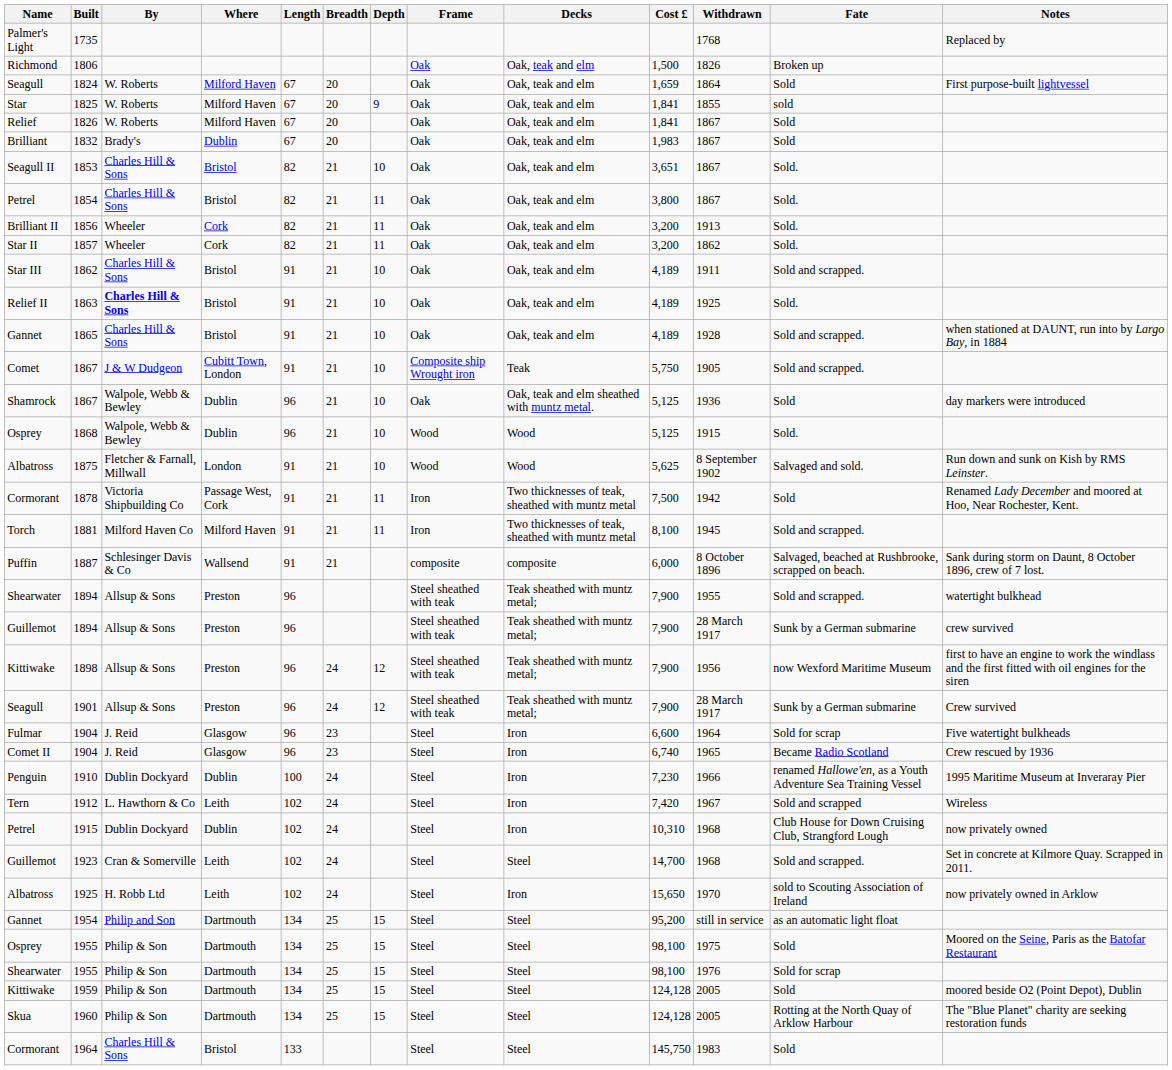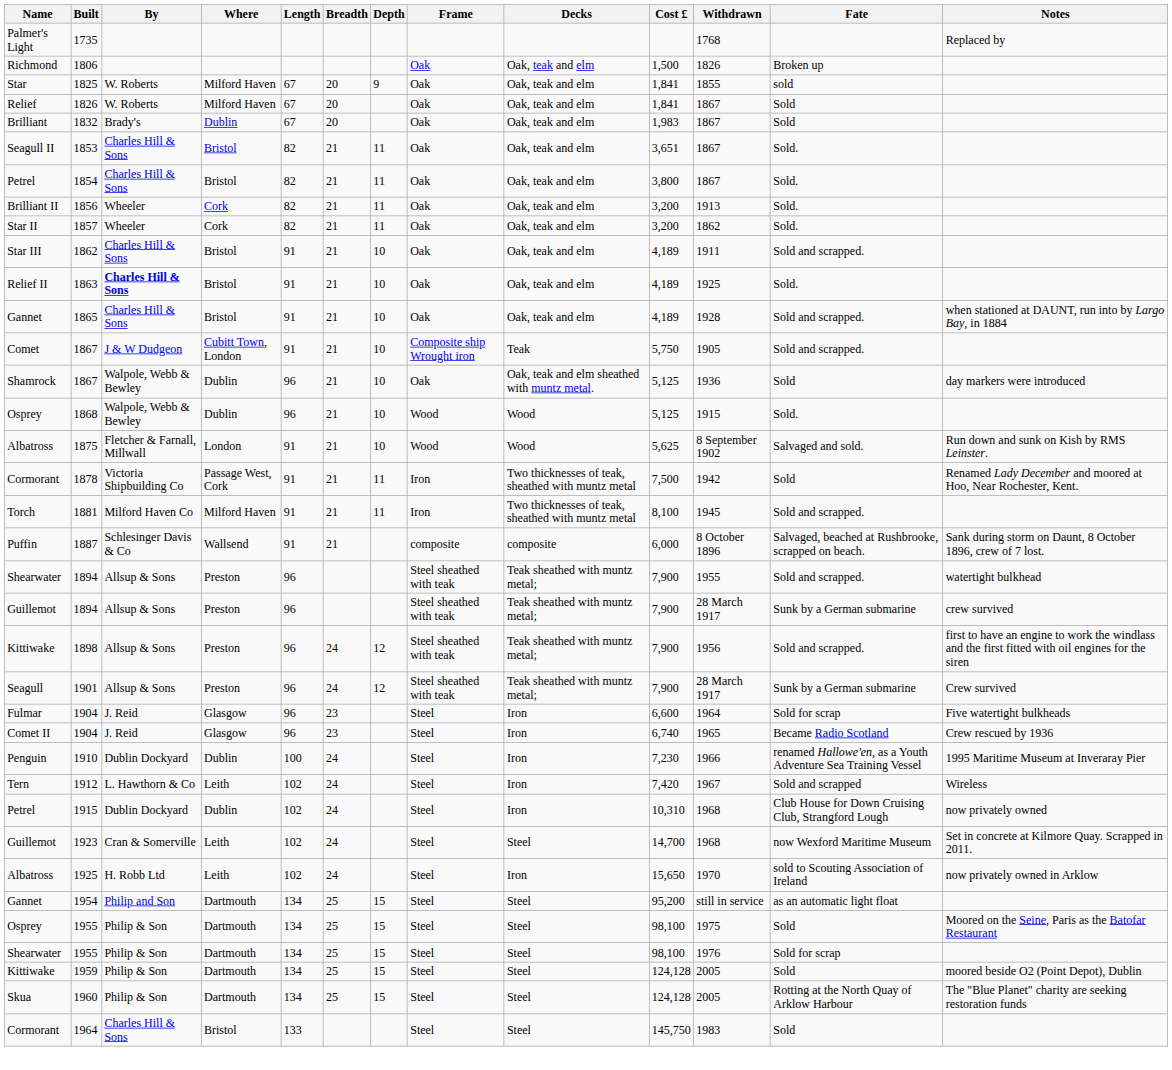- row: (25, 84)
(379, 167) 10 -> (379, 148) 11
(852, 667) now Wexford Maritime Museum -> (819, 648) Sold and scrapped.
(819, 861) Sold and scrapped. -> (852, 842) now Wexford Maritime Museum
